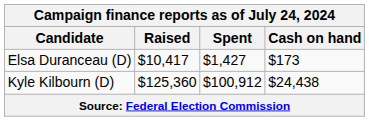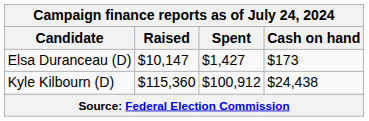(163, 60) $10,417 -> (163, 60) $10,147
(167, 82) $125,360 -> (167, 82) $115,360
